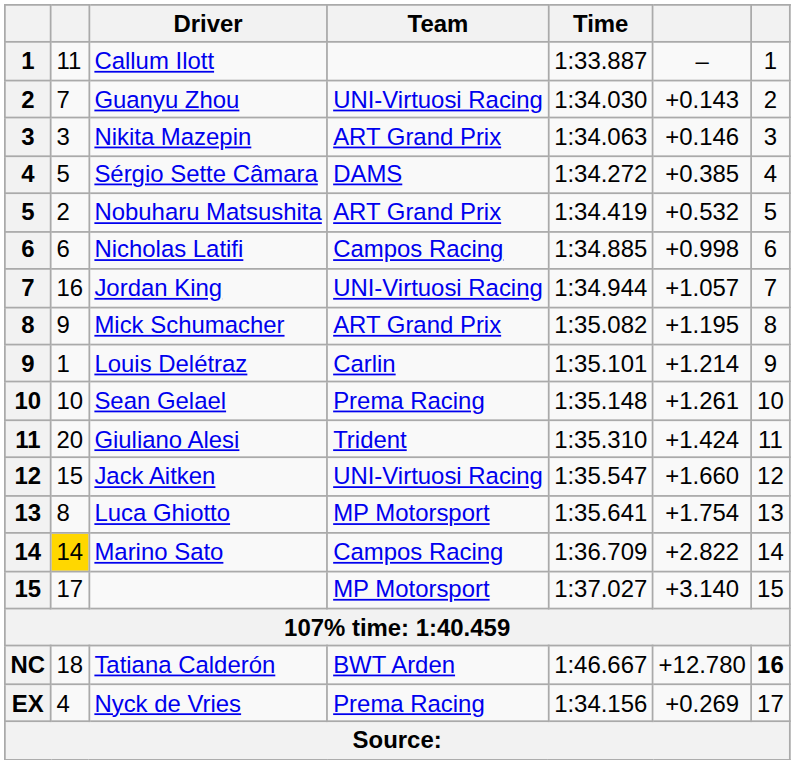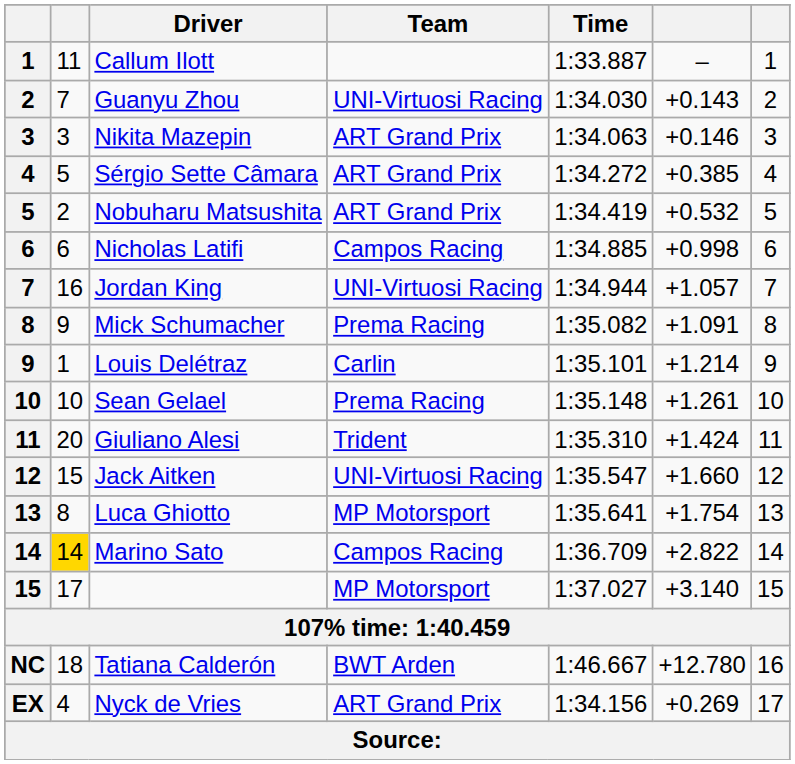(368, 174) DAMS -> (417, 174) ART Grand Prix
(417, 325) ART Grand Prix -> (409, 325) Prema Racing
(702, 325) +1.195 -> (702, 325) +1.091
(770, 665) bold -> (770, 665) normal
(409, 702) Prema Racing -> (417, 702) ART Grand Prix
